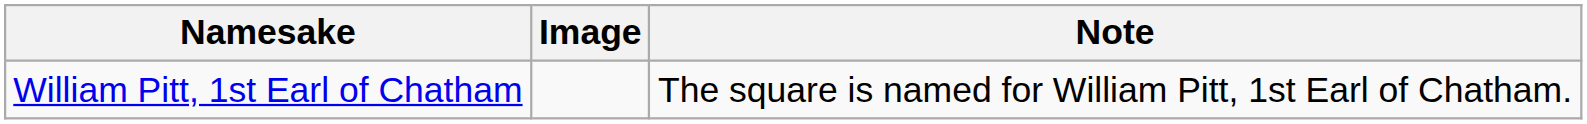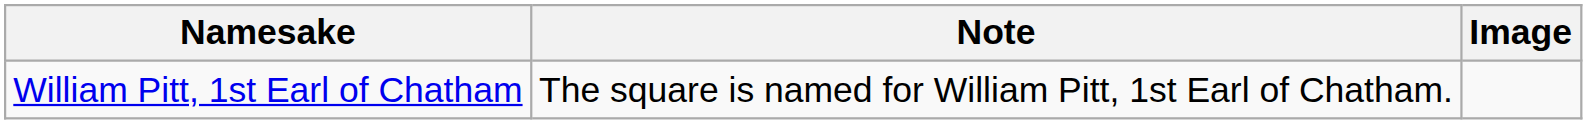columns swapped: (590, 32) <-> (1115, 32)
